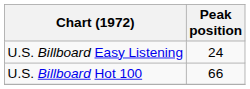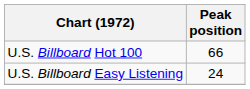rows swapped: (75, 73) <-> (95, 52)
